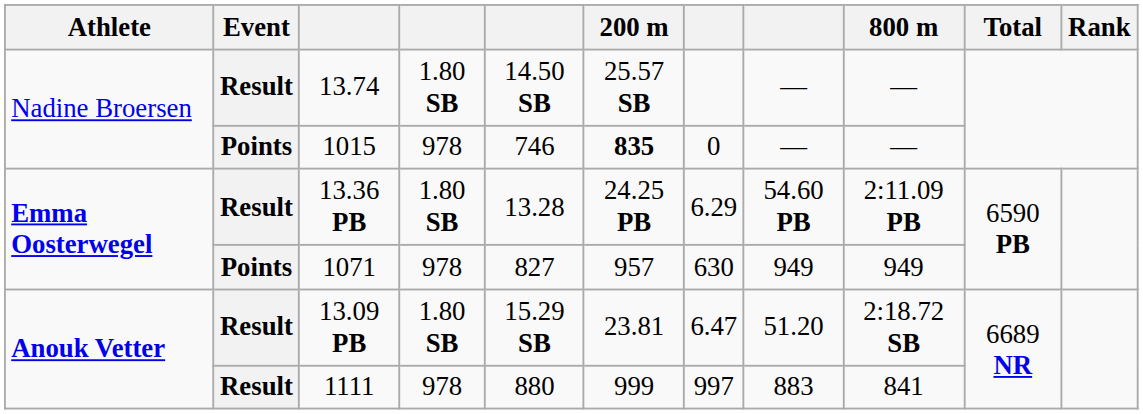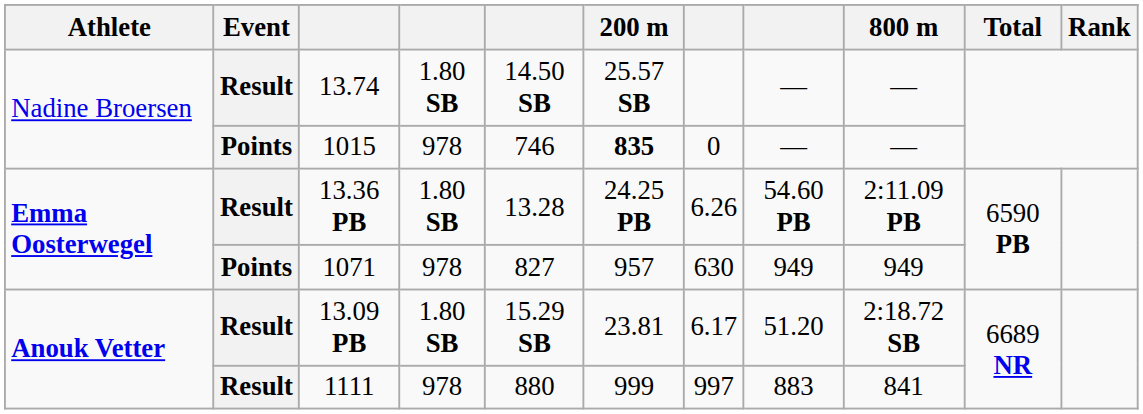(714, 206) 6.29 -> (714, 206) 6.26
(714, 326) 6.47 -> (714, 326) 6.17
